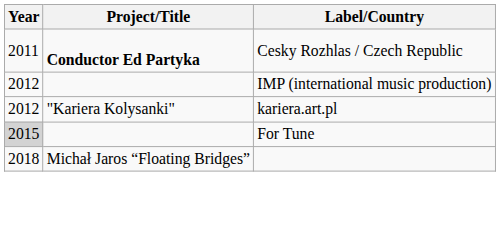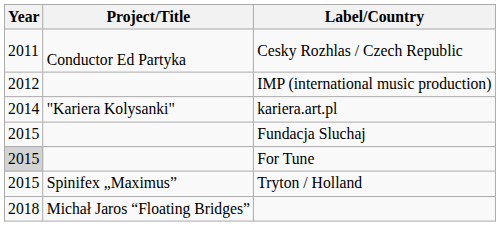(123, 59) bold -> (116, 59) normal
(24, 109) 2012 -> (24, 109) 2014
+ row: (311, 134)
+ row: (310, 183)
